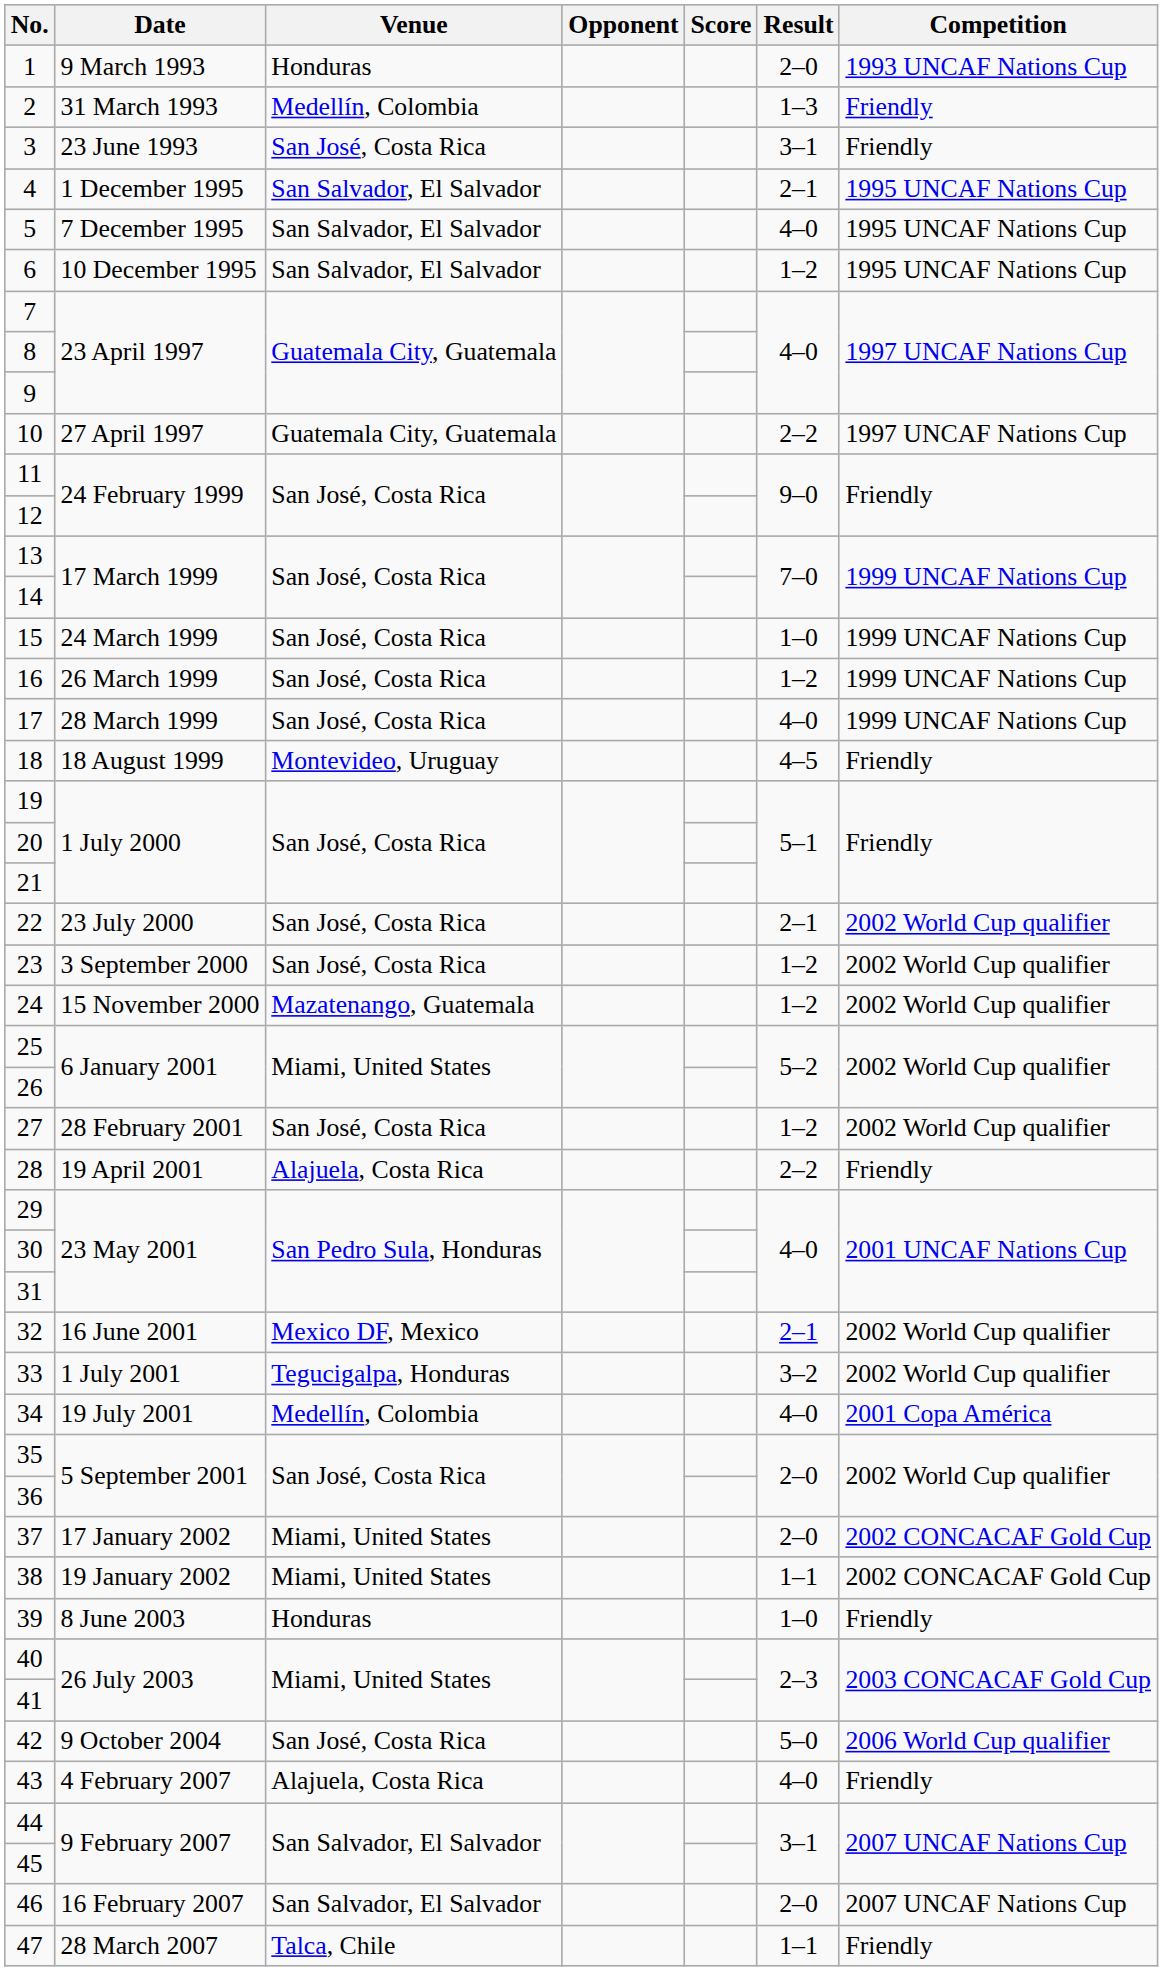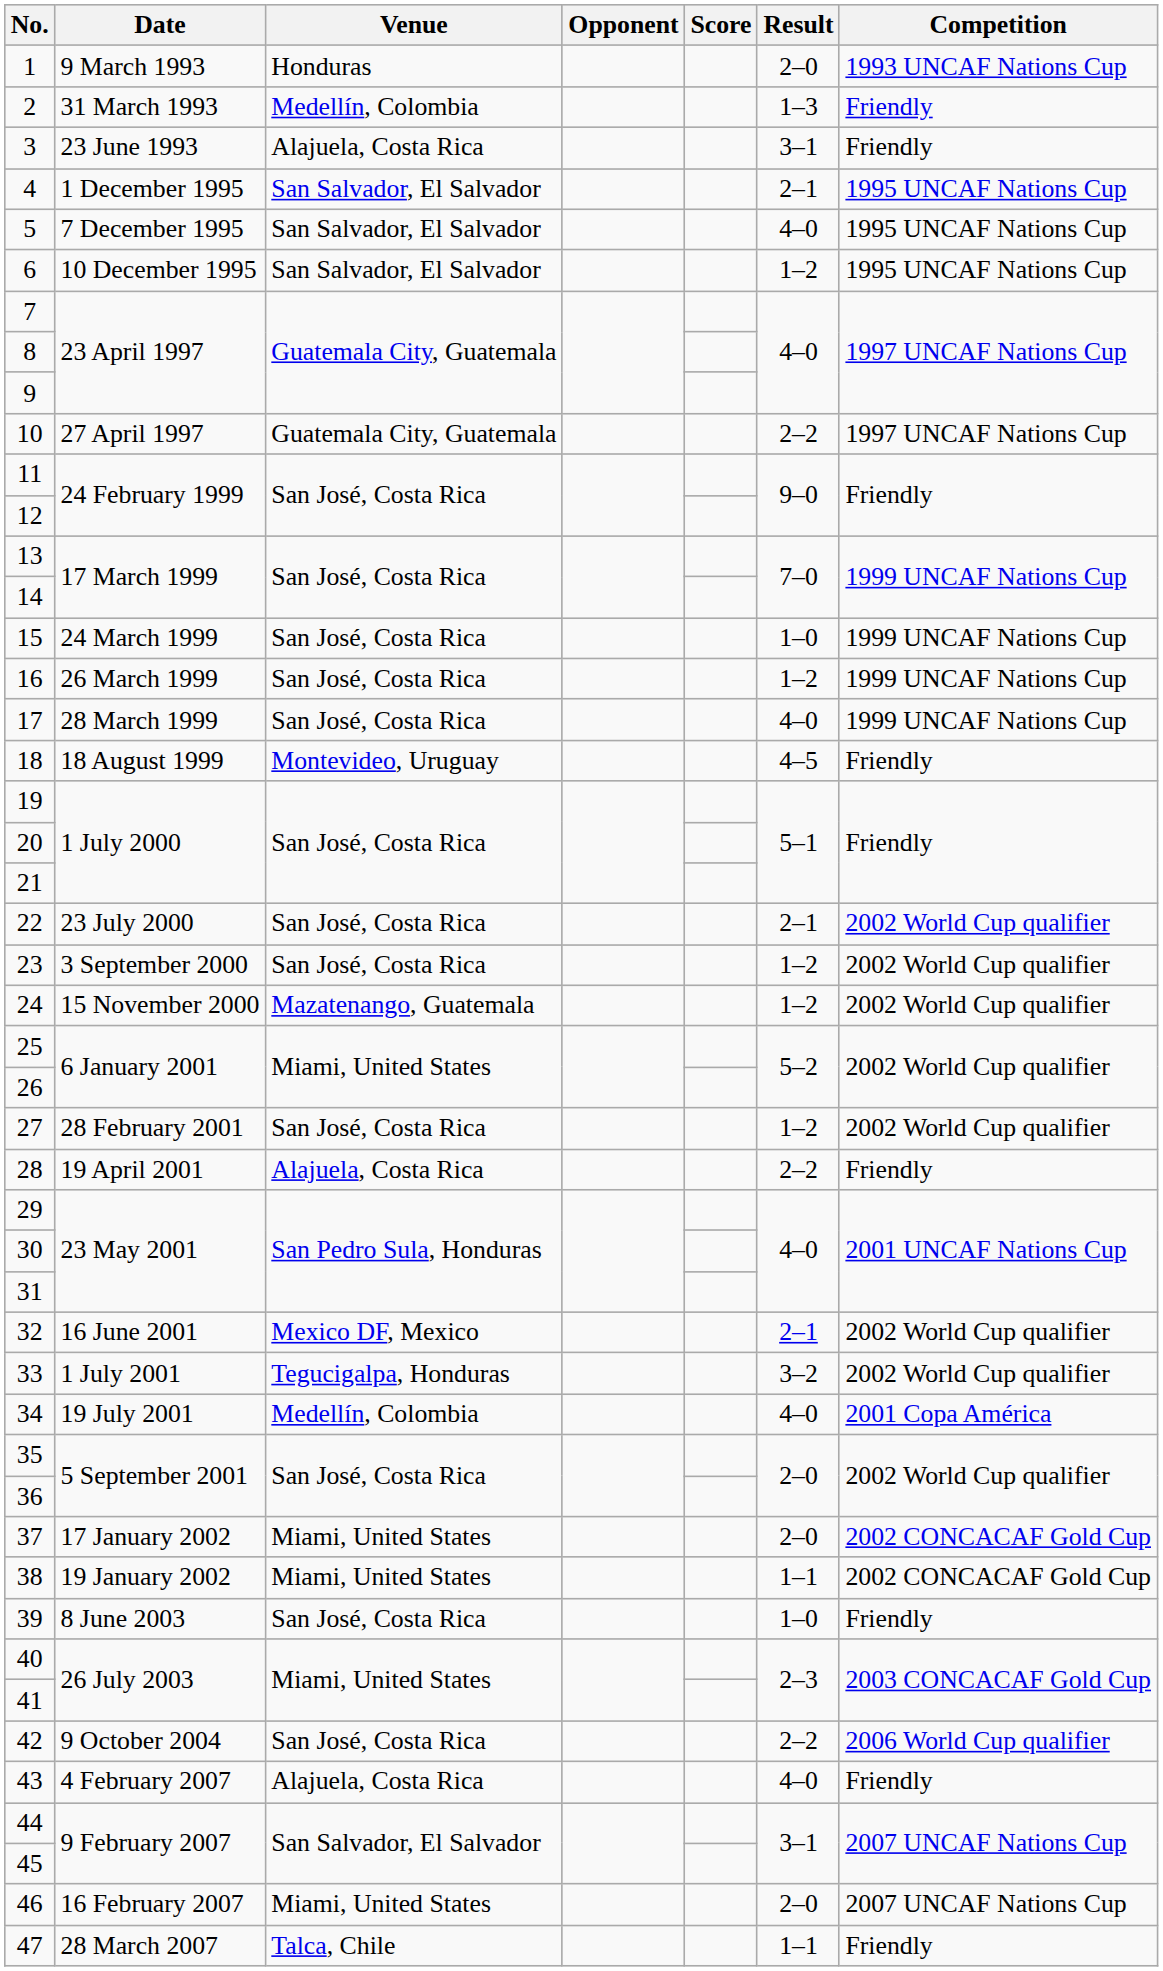(379, 147) San José, Costa Rica -> (378, 147) Alajuela, Costa Rica
(321, 1618) Honduras -> (379, 1618) San José, Costa Rica
(798, 1740) 5–0 -> (798, 1740) 2–2
(406, 1904) San Salvador, El Salvador -> (381, 1904) Miami, United States
